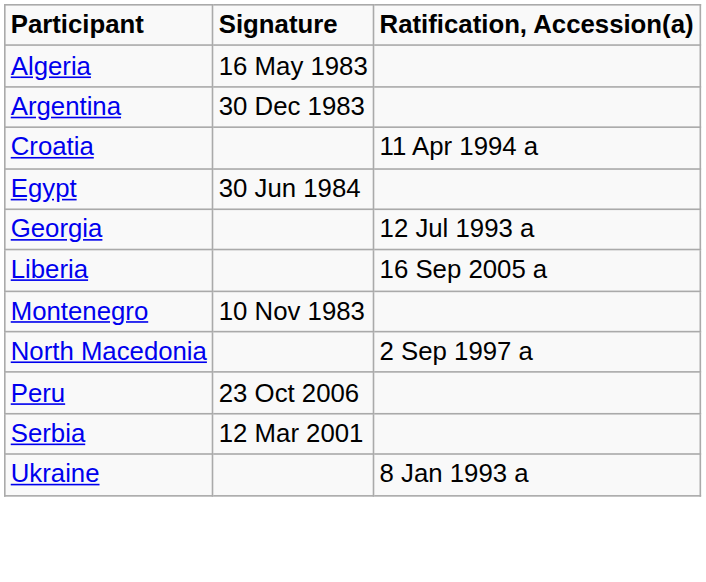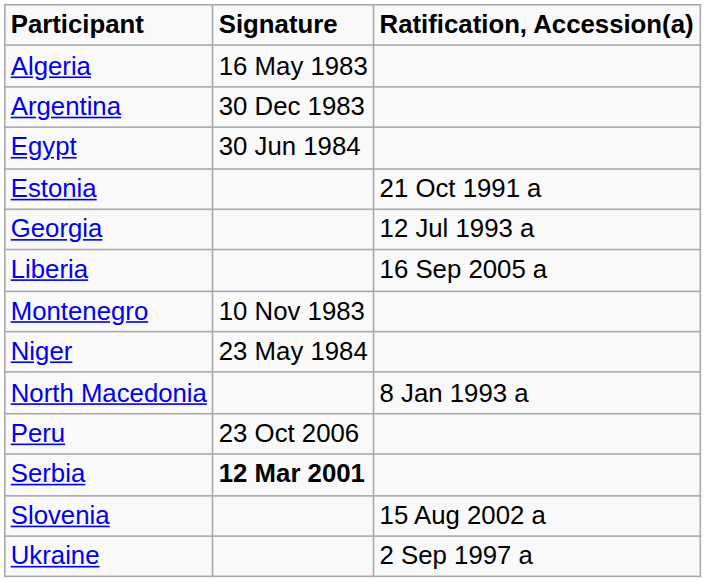- row: (52, 147)
+ row: (54, 188)
+ row: (42, 351)
(456, 351) 2 Sep 1997 a -> (454, 392) 8 Jan 1993 a
(291, 433) normal -> (292, 474) bold
+ row: (60, 515)
(454, 474) 8 Jan 1993 a -> (456, 556) 2 Sep 1997 a
